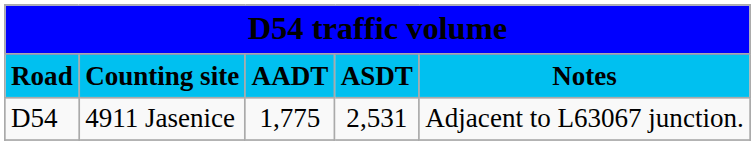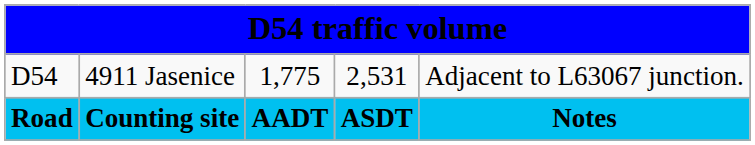rows swapped: (42, 75) <-> (34, 118)
